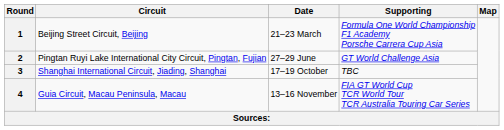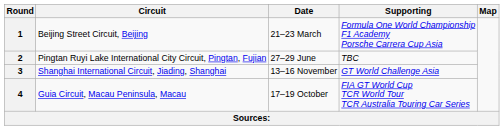(390, 57) GT World Challenge Asia -> (350, 57) TBC
(299, 71) 17–19 October -> (304, 71) 13–16 November
(350, 71) TBC -> (390, 71) GT World Challenge Asia
(304, 94) 13–16 November -> (299, 94) 17–19 October
